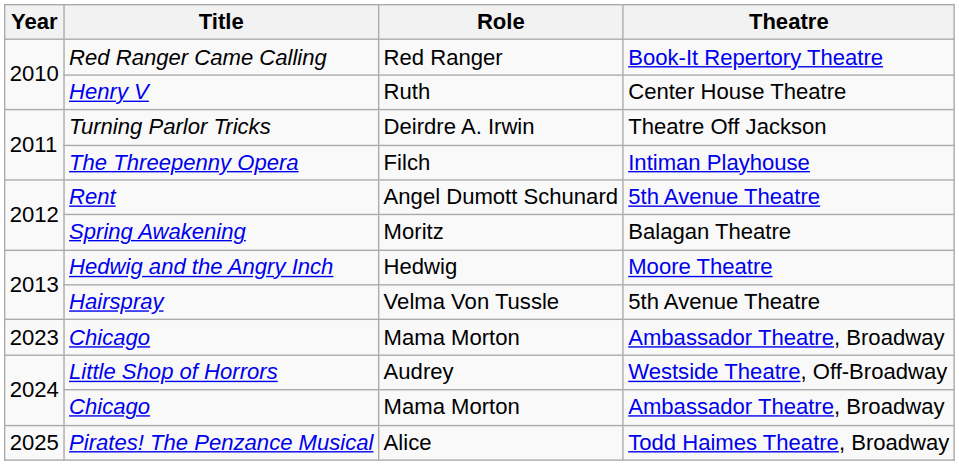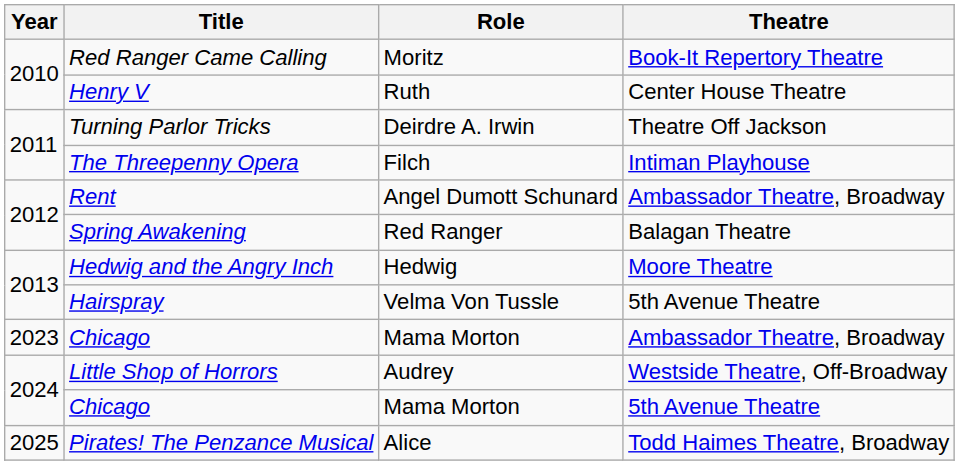(443, 57) Red Ranger -> (414, 57) Moritz
(724, 197) 5th Avenue Theatre -> (786, 197) Ambassador Theatre, Broadway
(414, 232) Moritz -> (443, 232) Red Ranger
(786, 407) Ambassador Theatre, Broadway -> (724, 407) 5th Avenue Theatre
